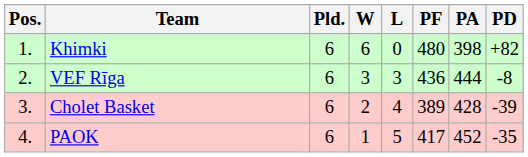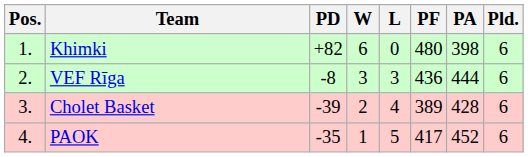columns swapped: (329, 19) <-> (504, 19)
